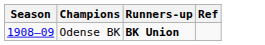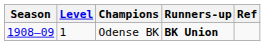+ column: (76, 14)
